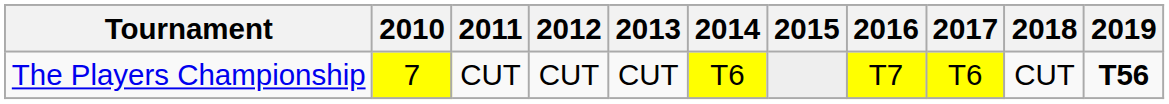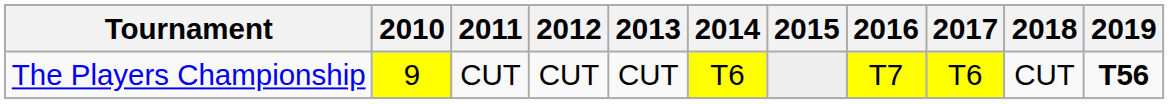(412, 75) 7 -> (412, 75) 9
